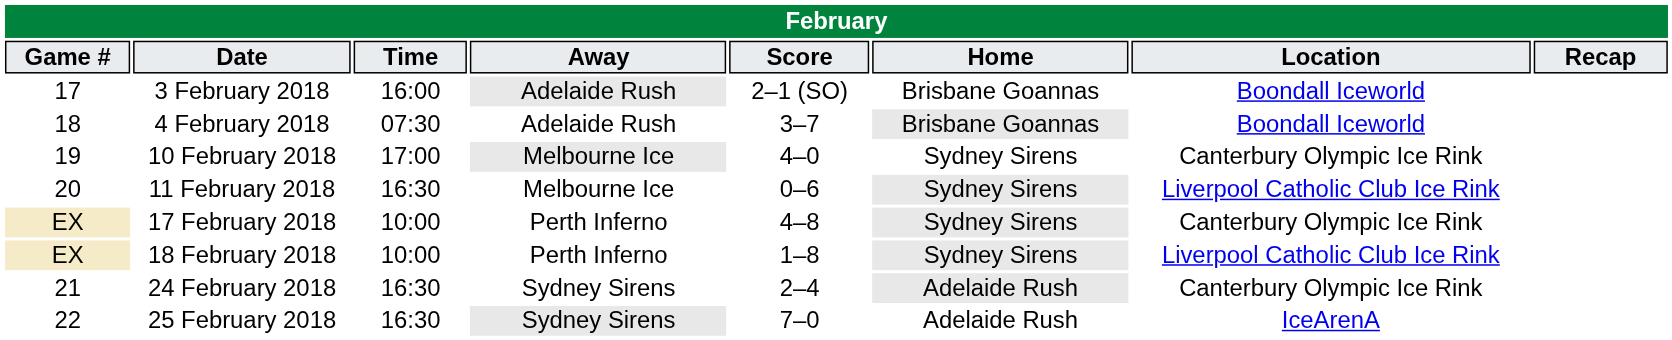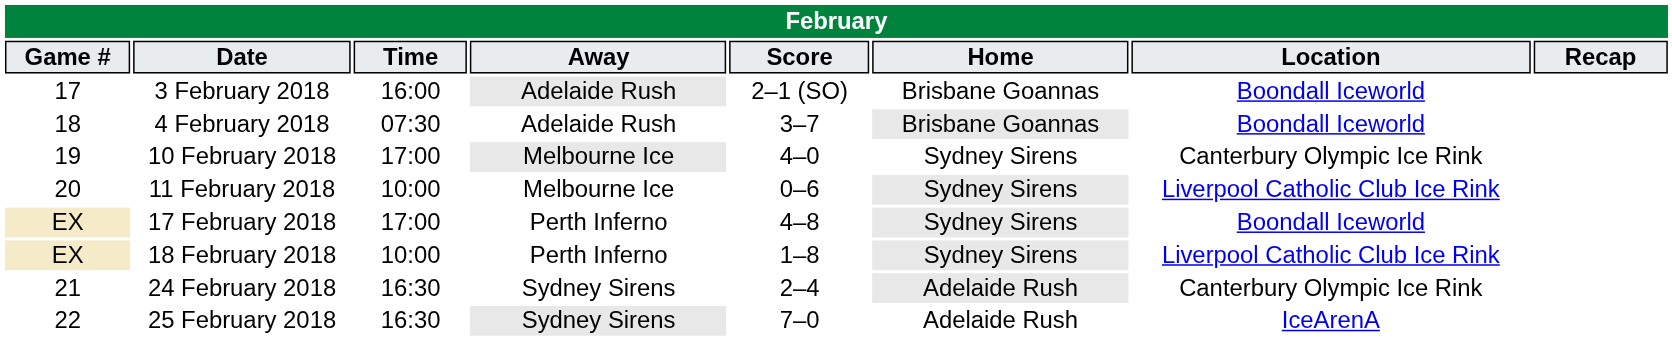(411, 189) 16:30 -> (411, 189) 10:00
(411, 222) 10:00 -> (411, 222) 17:00
(1331, 222) Canterbury Olympic Ice Rink -> (1331, 222) Boondall Iceworld
